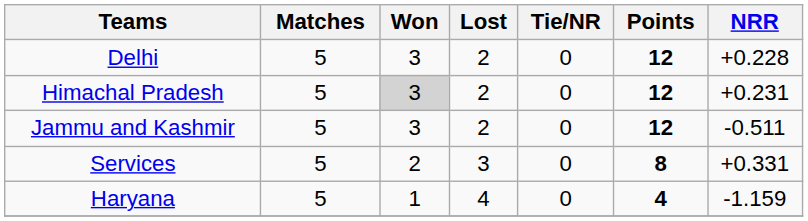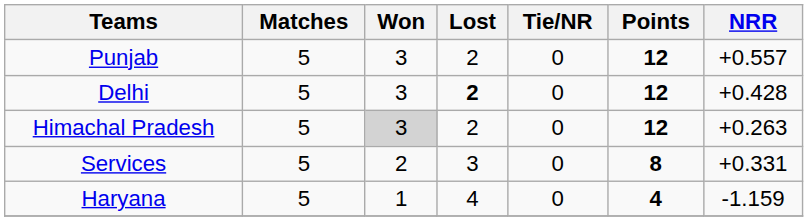+ row: (124, 57)
(484, 57) normal -> (473, 92) bold
(755, 57) +0.228 -> (753, 92) +0.428
(755, 92) +0.231 -> (753, 127) +0.263
- row: (133, 127)
